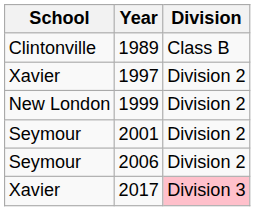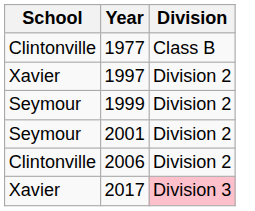+ row: (125, 47)
- row: (139, 47)
(59, 104) New London -> (45, 104) Seymour
(45, 162) Seymour -> (52, 162) Clintonville
